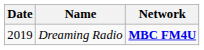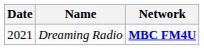(20, 34) 2019 -> (20, 34) 2021
